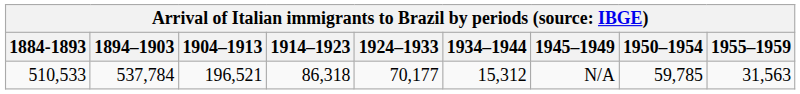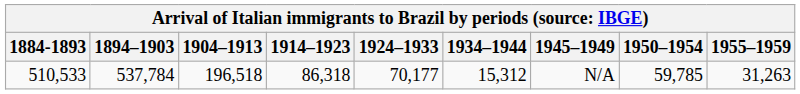(234, 74) 196,521 -> (234, 74) 196,518
(767, 74) 31,563 -> (767, 74) 31,263
